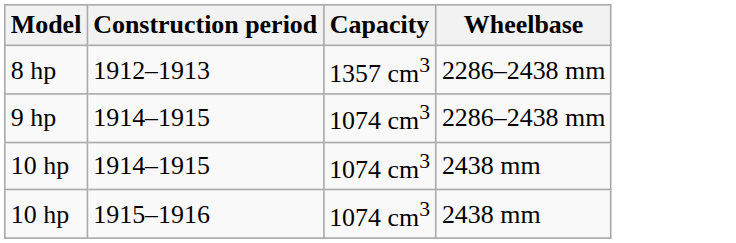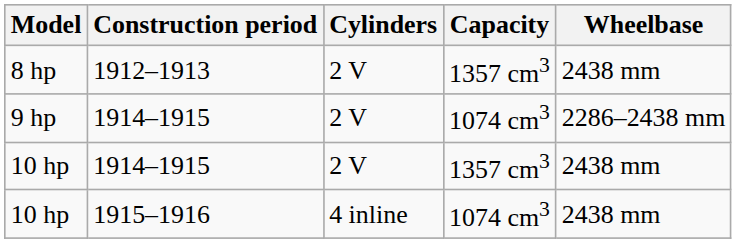+ column: (383, 25)
(524, 69) 2286–2438 mm -> (611, 69) 2438 mm
(380, 165) 1074 cm3 -> (500, 165) 1357 cm3
